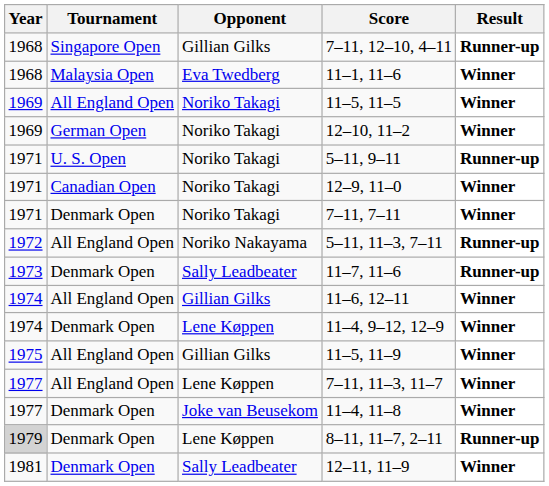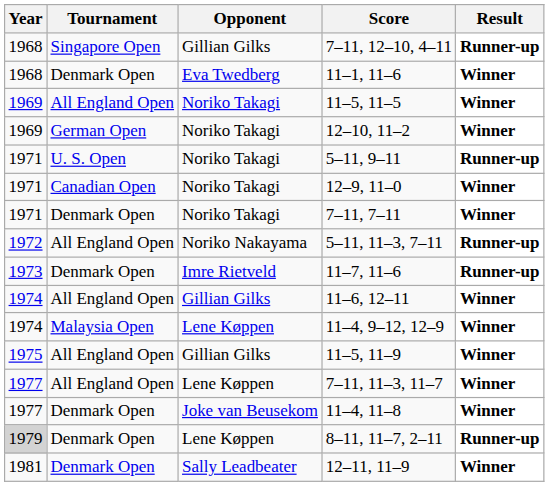(102, 74) Malaysia Open -> (103, 74) Denmark Open
(239, 271) Sally Leadbeater -> (229, 271) Imre Rietveld
(103, 327) Denmark Open -> (102, 327) Malaysia Open
